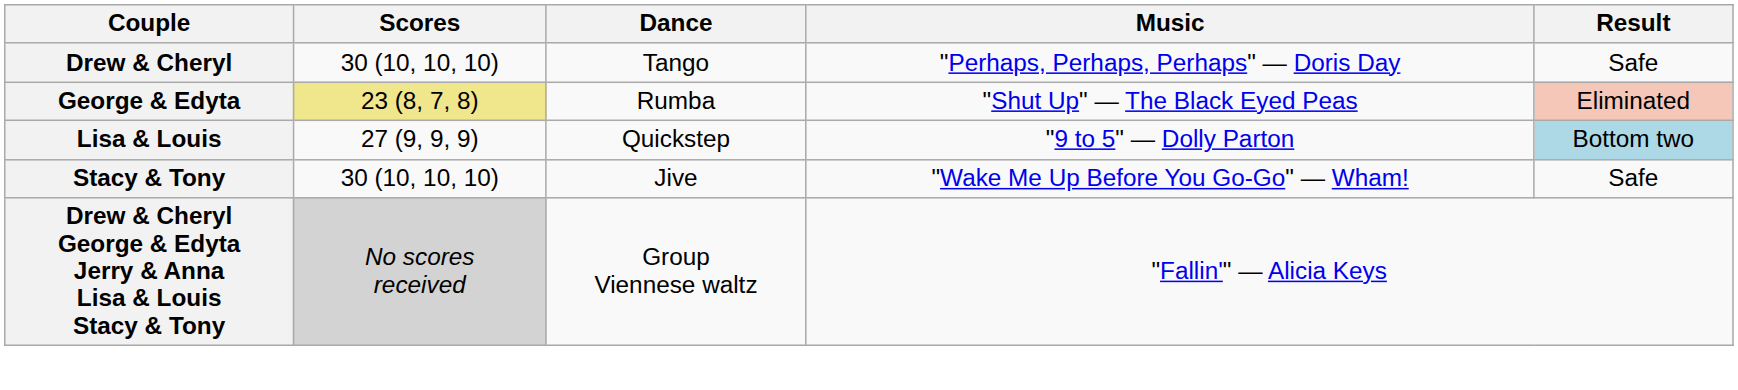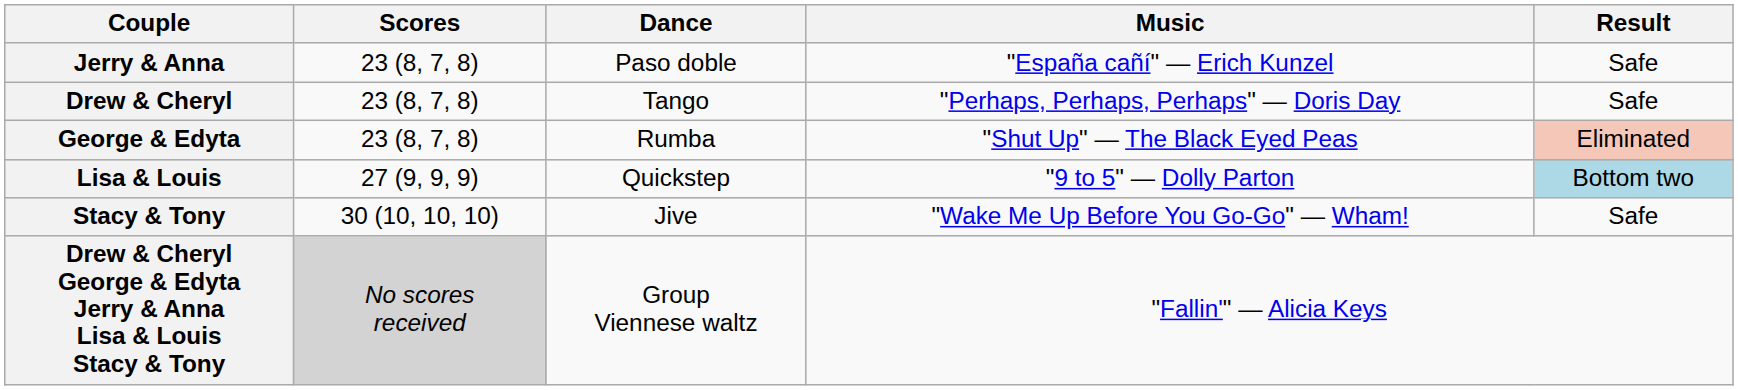+ row: (149, 62)
(420, 62) 30 (10, 10, 10) -> (420, 100) 23 (8, 7, 8)
(420, 100) khaki background -> (420, 139) no background
